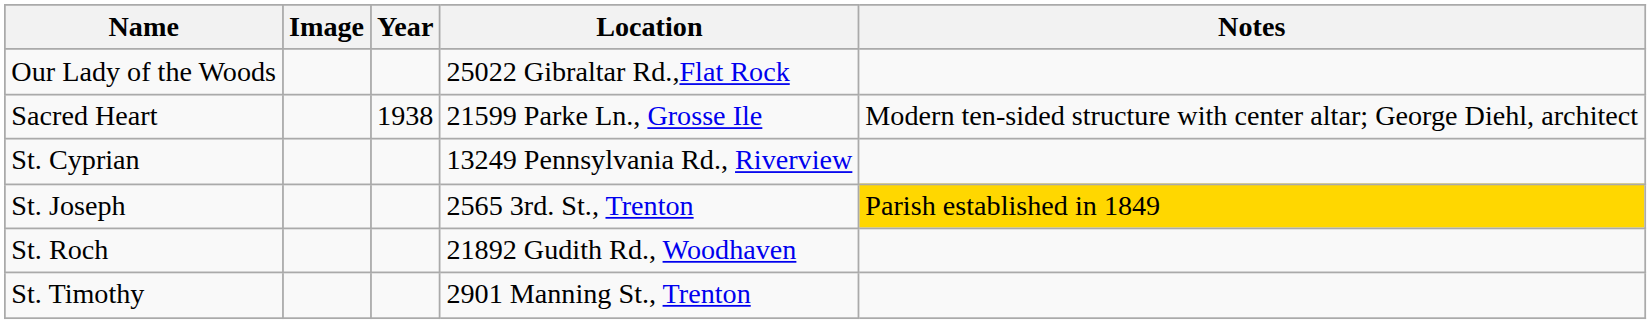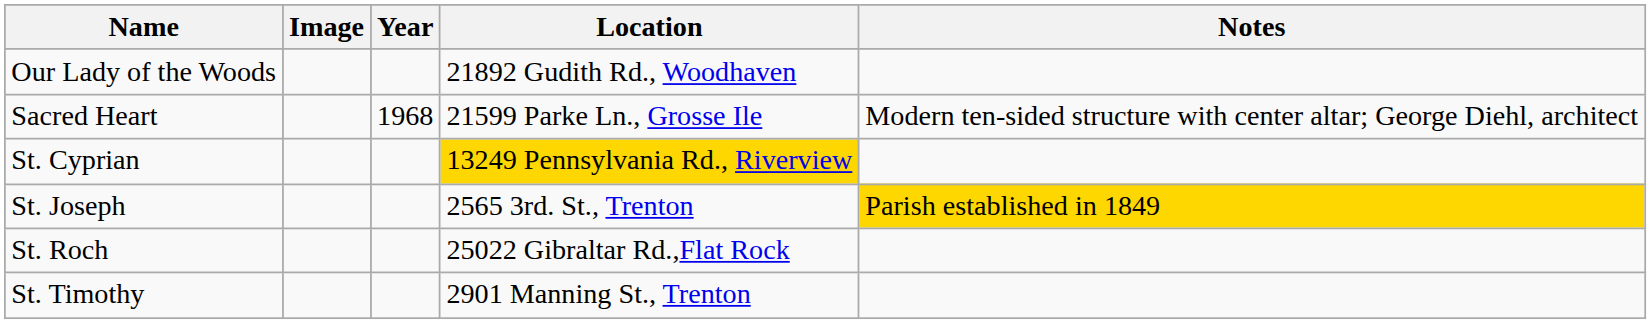(618, 71) 25022 Gibraltar Rd.,Flat Rock -> (621, 71) 21892 Gudith Rd., Woodhaven
(405, 116) 1938 -> (405, 116) 1968
(649, 160) no background -> (649, 160) gold background
(621, 250) 21892 Gudith Rd., Woodhaven -> (618, 250) 25022 Gibraltar Rd.,Flat Rock
